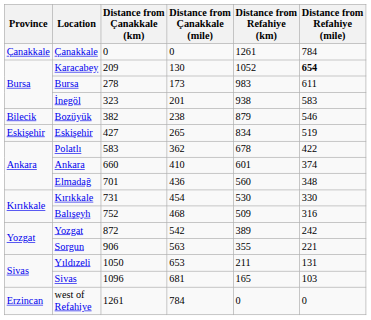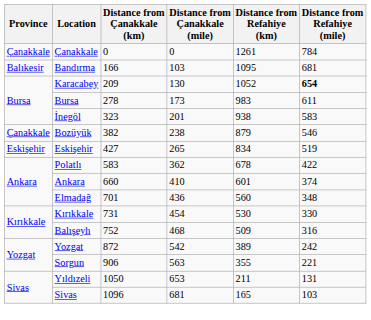+ row: (75, 68)
(21, 116) Bilecik -> (28, 133) Çanakkale
- row: (73, 301)
